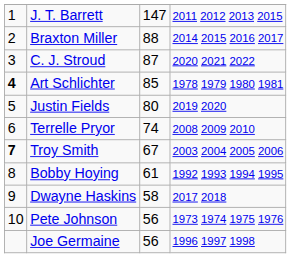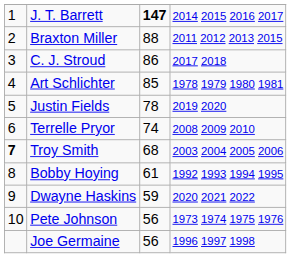(155, 15) normal -> (155, 15) bold
(228, 16) 2011 2012 2013 2015 -> (228, 16) 2014 2015 2016 2017
(228, 38) 2014 2015 2016 2017 -> (228, 38) 2011 2012 2013 2015
(151, 60) 87 -> (151, 60) 86
(214, 61) 2020 2021 2022 -> (199, 61) 2017 2018
(12, 83) bold -> (12, 83) normal
(151, 106) 80 -> (151, 106) 78
(151, 151) 67 -> (151, 151) 68
(151, 196) 58 -> (151, 196) 59
(199, 196) 2017 2018 -> (214, 196) 2020 2021 2022
